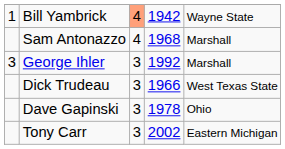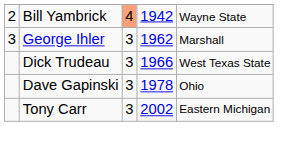(12, 16) 1 -> (12, 16) 2
- row: (74, 39)
(164, 62) 1992 -> (157, 39) 1962
